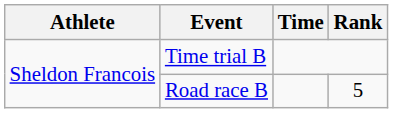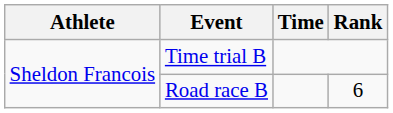(358, 90) 5 -> (358, 90) 6
